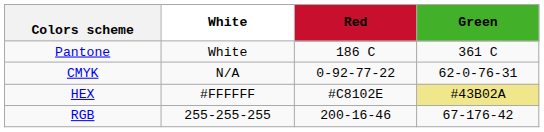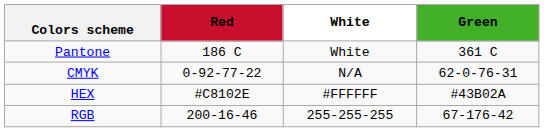columns swapped: (228, 23) <-> (356, 23)
(478, 95) khaki background -> (478, 95) no background
